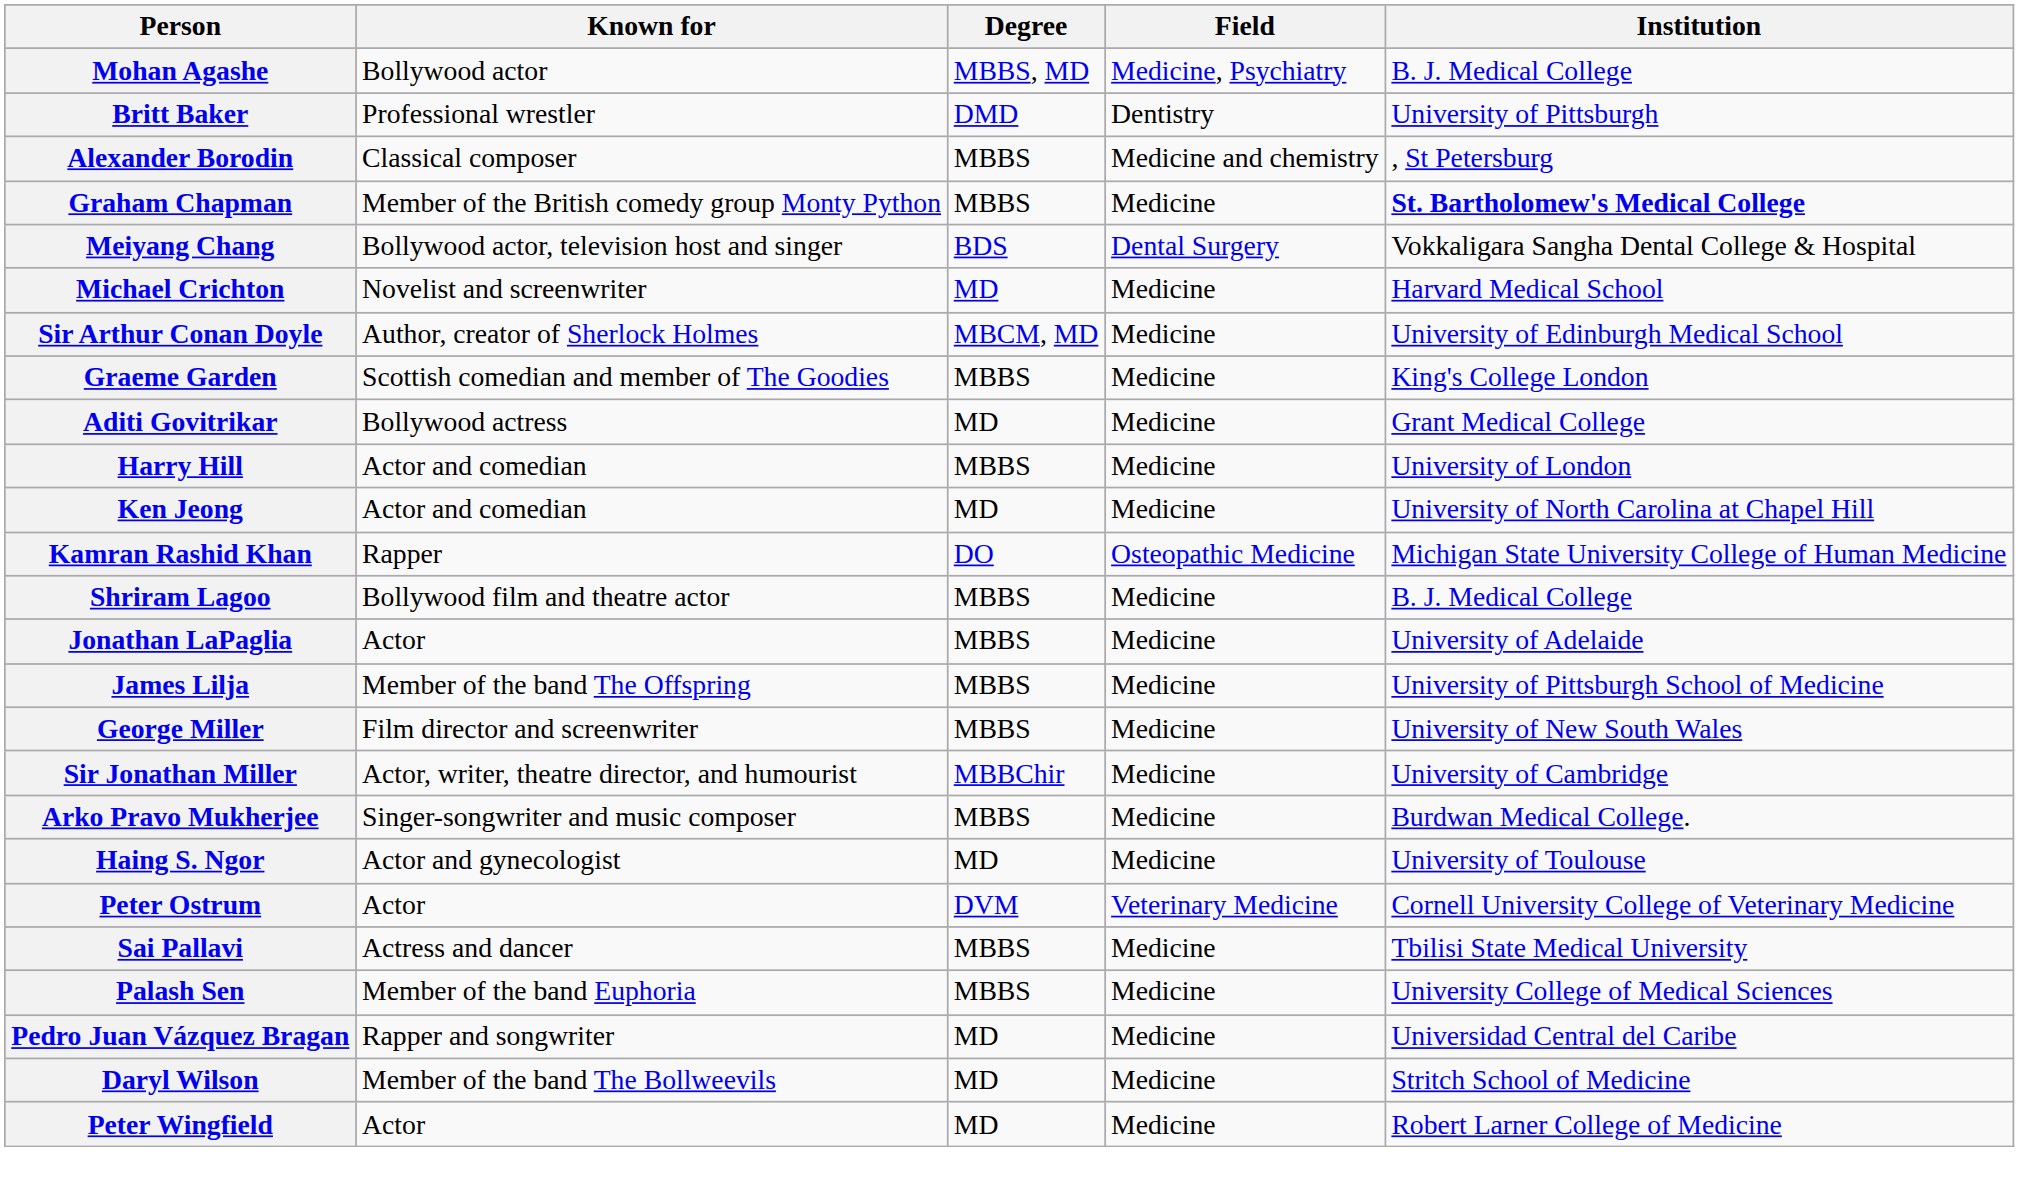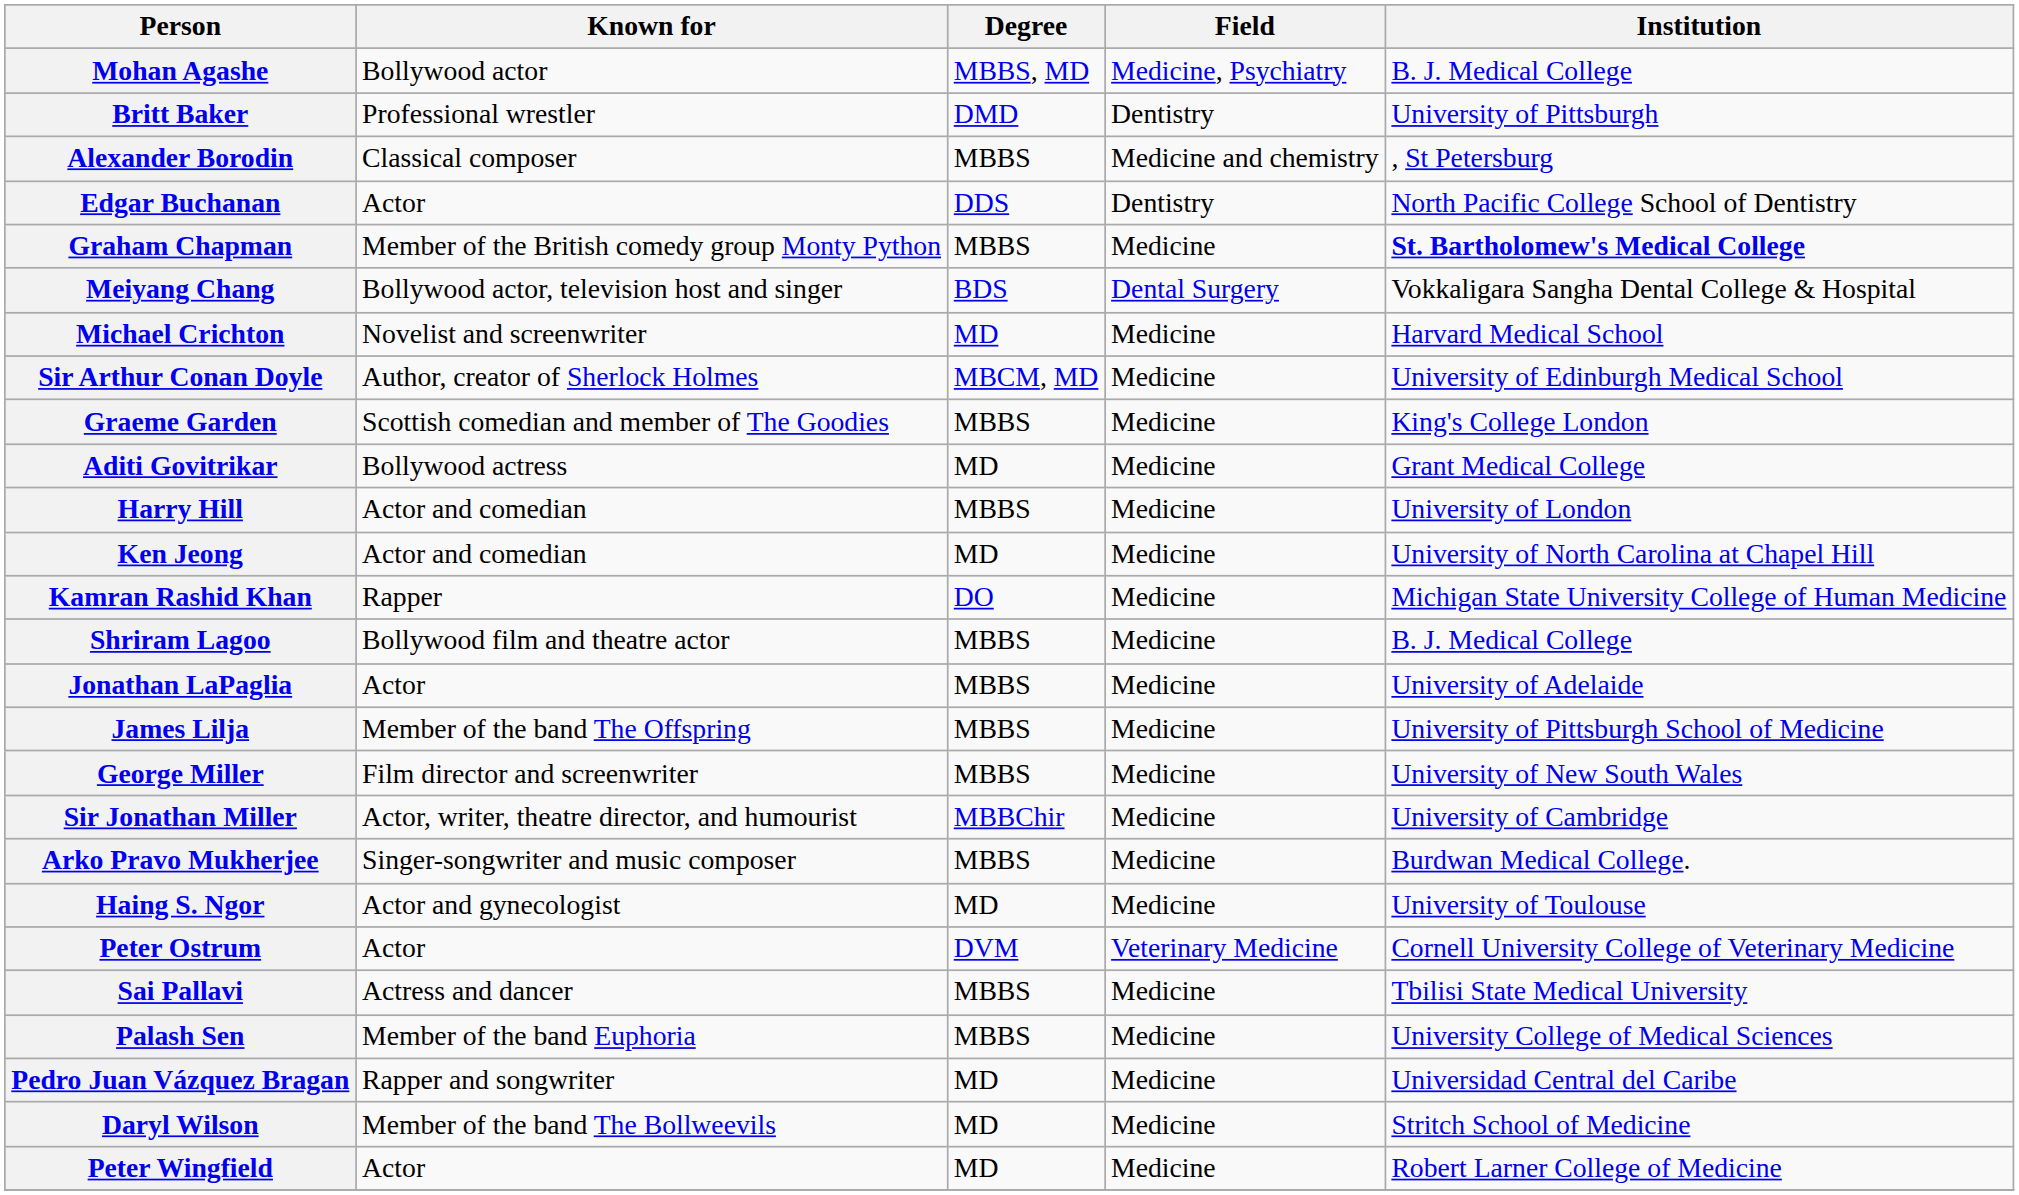+ row: (180, 202)
(1233, 553) Osteopathic Medicine -> (1163, 597) Medicine
